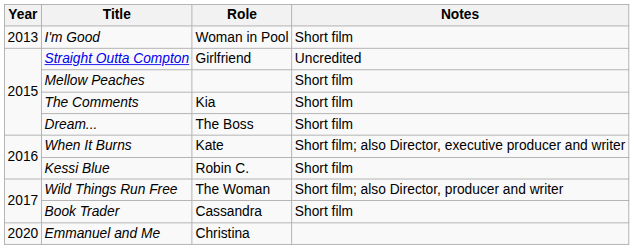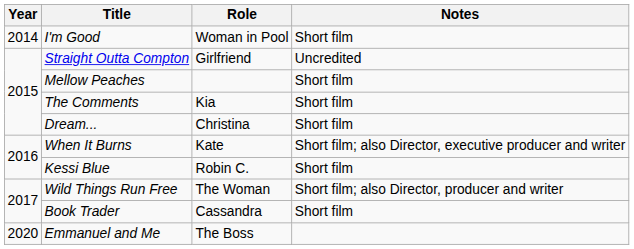(23, 37) 2013 -> (23, 37) 2014
(225, 124) The Boss -> (223, 124) Christina
(223, 233) Christina -> (225, 233) The Boss
